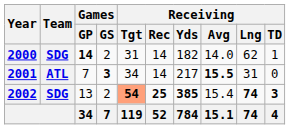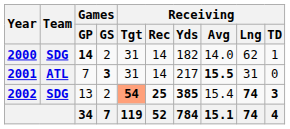(132, 74) 34 -> (132, 74) 31
